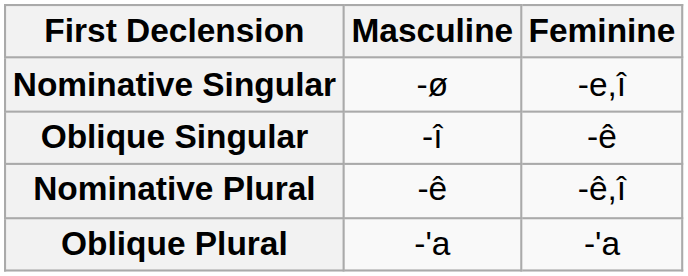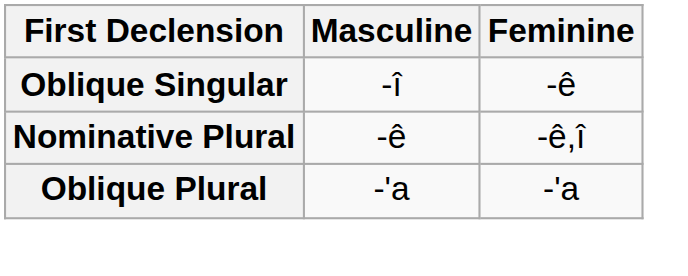- row: (174, 84)
